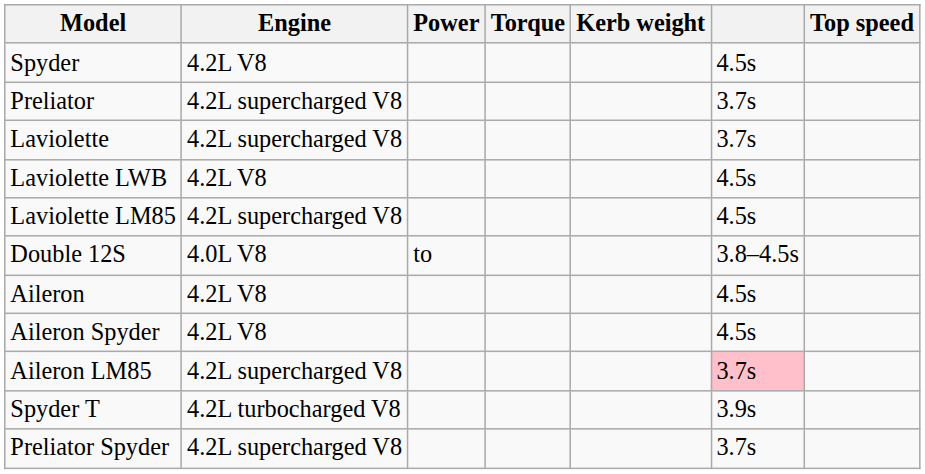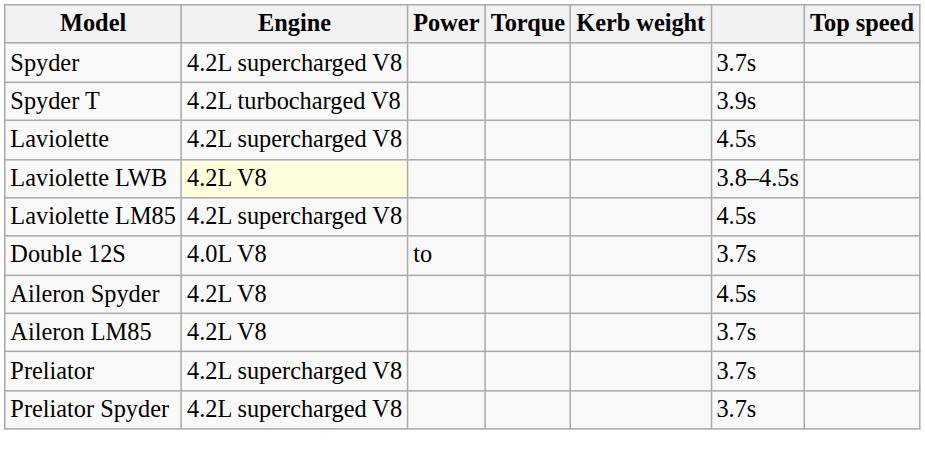(227, 62) 4.2L V8 -> (295, 62) 4.2L supercharged V8
(736, 62) 4.5s -> (736, 62) 3.7s
rows swapped: (55, 409) <-> (52, 100)
(736, 139) 3.7s -> (736, 139) 4.5s
(227, 178) no background -> (227, 178) lightyellow background
(736, 178) 4.5s -> (758, 178) 3.8–4.5s
(758, 255) 3.8–4.5s -> (736, 255) 3.7s
- row: (48, 293)
(295, 370) 4.2L supercharged V8 -> (227, 332) 4.2L V8
(736, 370) pink background -> (736, 332) no background
